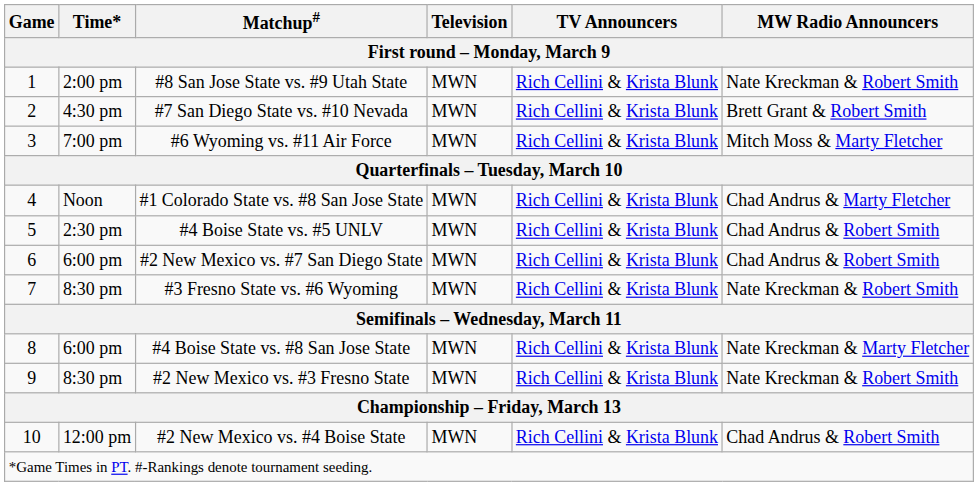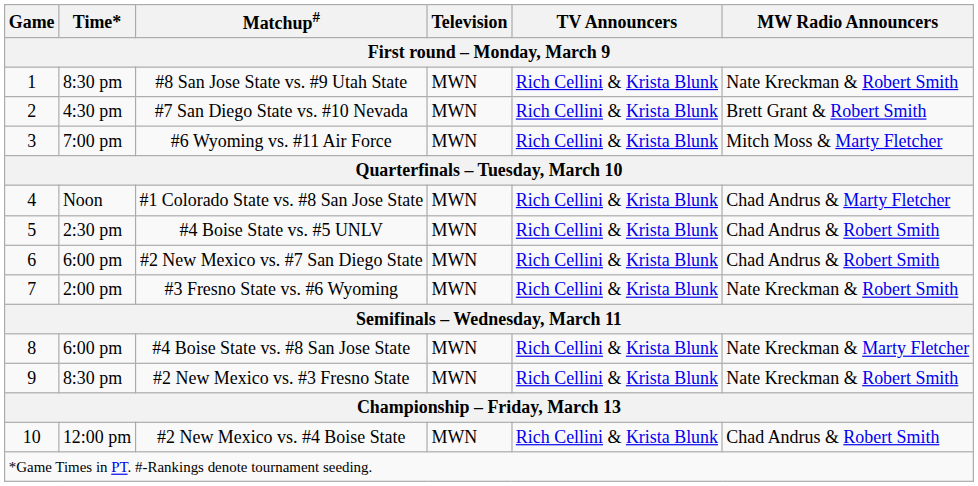(93, 82) 2:00 pm -> (93, 82) 8:30 pm
(93, 289) 8:30 pm -> (93, 289) 2:00 pm
